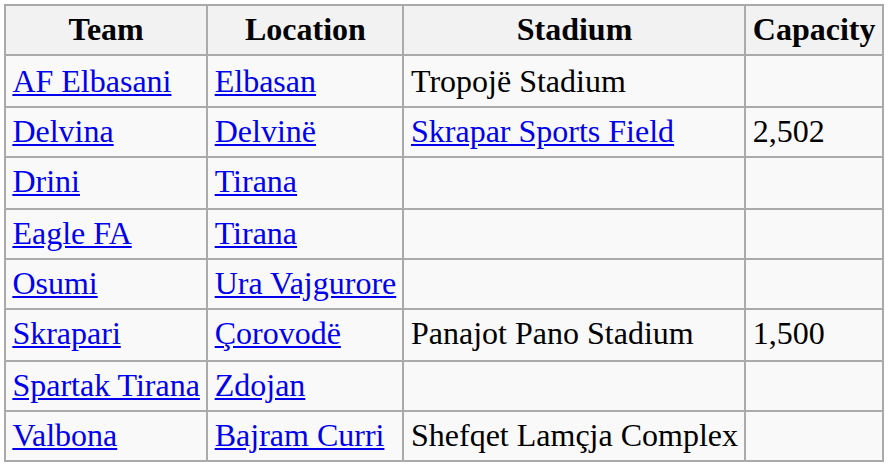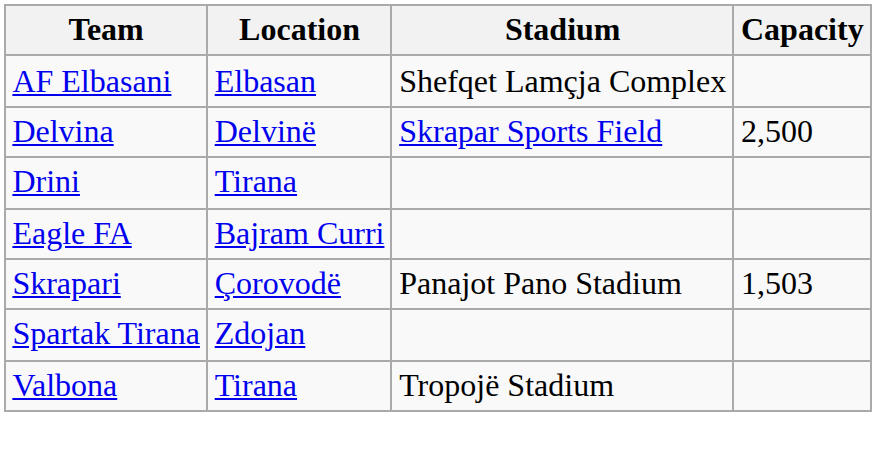(518, 80) Tropojë Stadium -> (563, 80) Shefqet Lamçja Complex
(789, 131) 2,502 -> (777, 131) 2,500
(256, 232) Tirana -> (300, 232) Bajram Curri
- row: (55, 283)
(789, 334) 1,500 -> (777, 283) 1,503
(300, 435) Bajram Curri -> (256, 385) Tirana
(575, 435) Shefqet Lamçja Complex -> (507, 385) Tropojë Stadium
